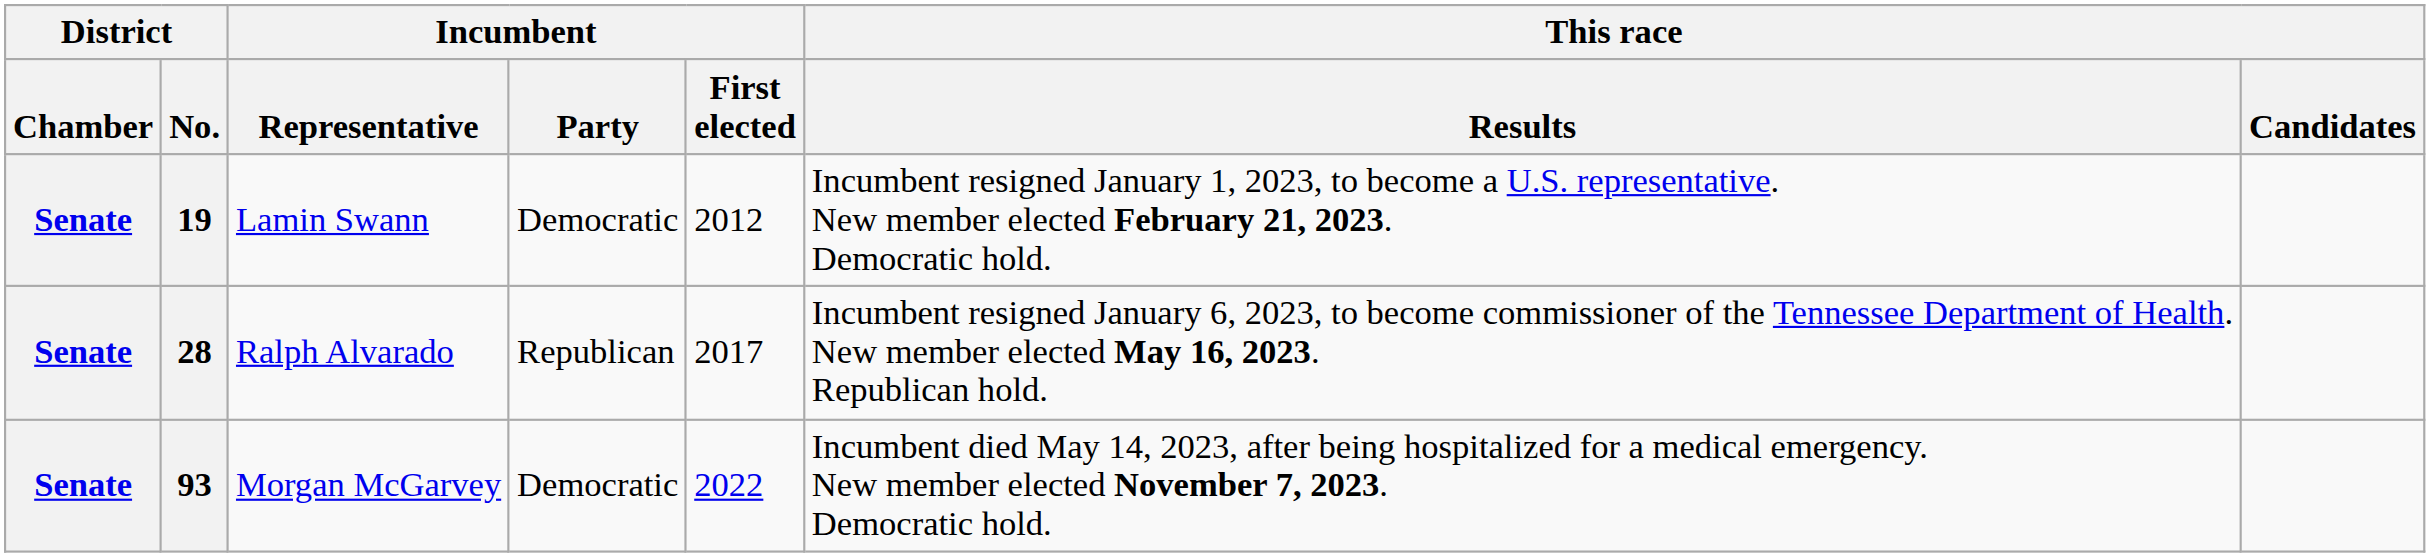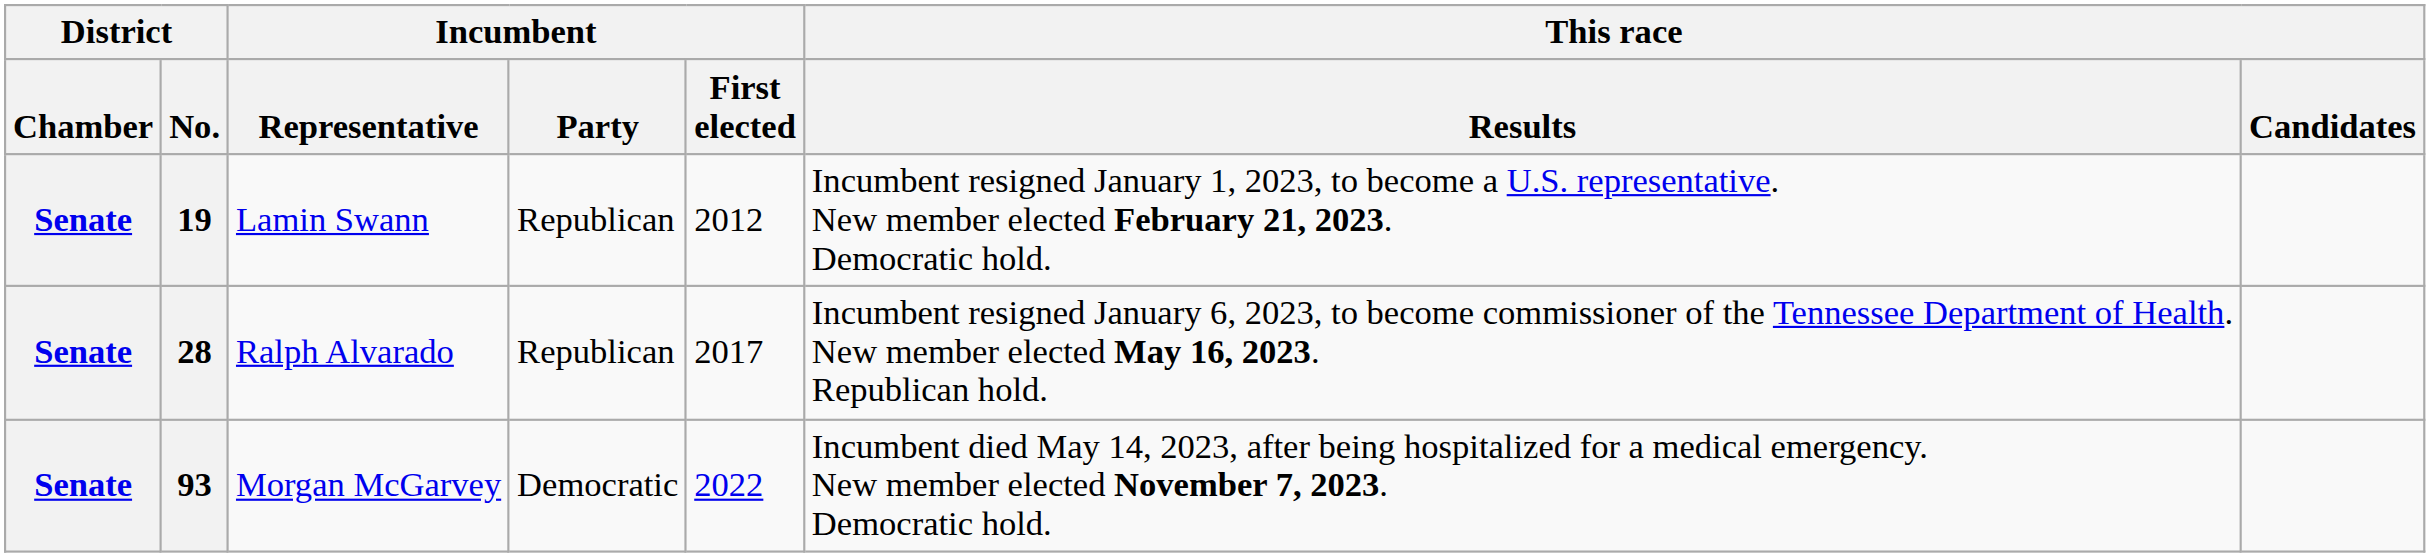(598, 219) Democratic -> (596, 219) Republican
